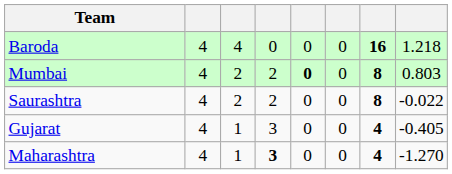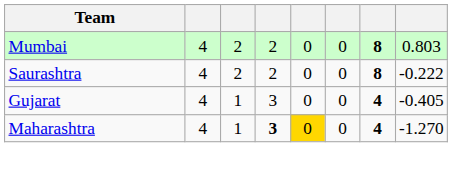- row: (33, 45)
(308, 73) bold -> (308, 45) normal
(421, 100) -0.022 -> (421, 73) -0.222
(308, 155) no background -> (308, 127) gold background
